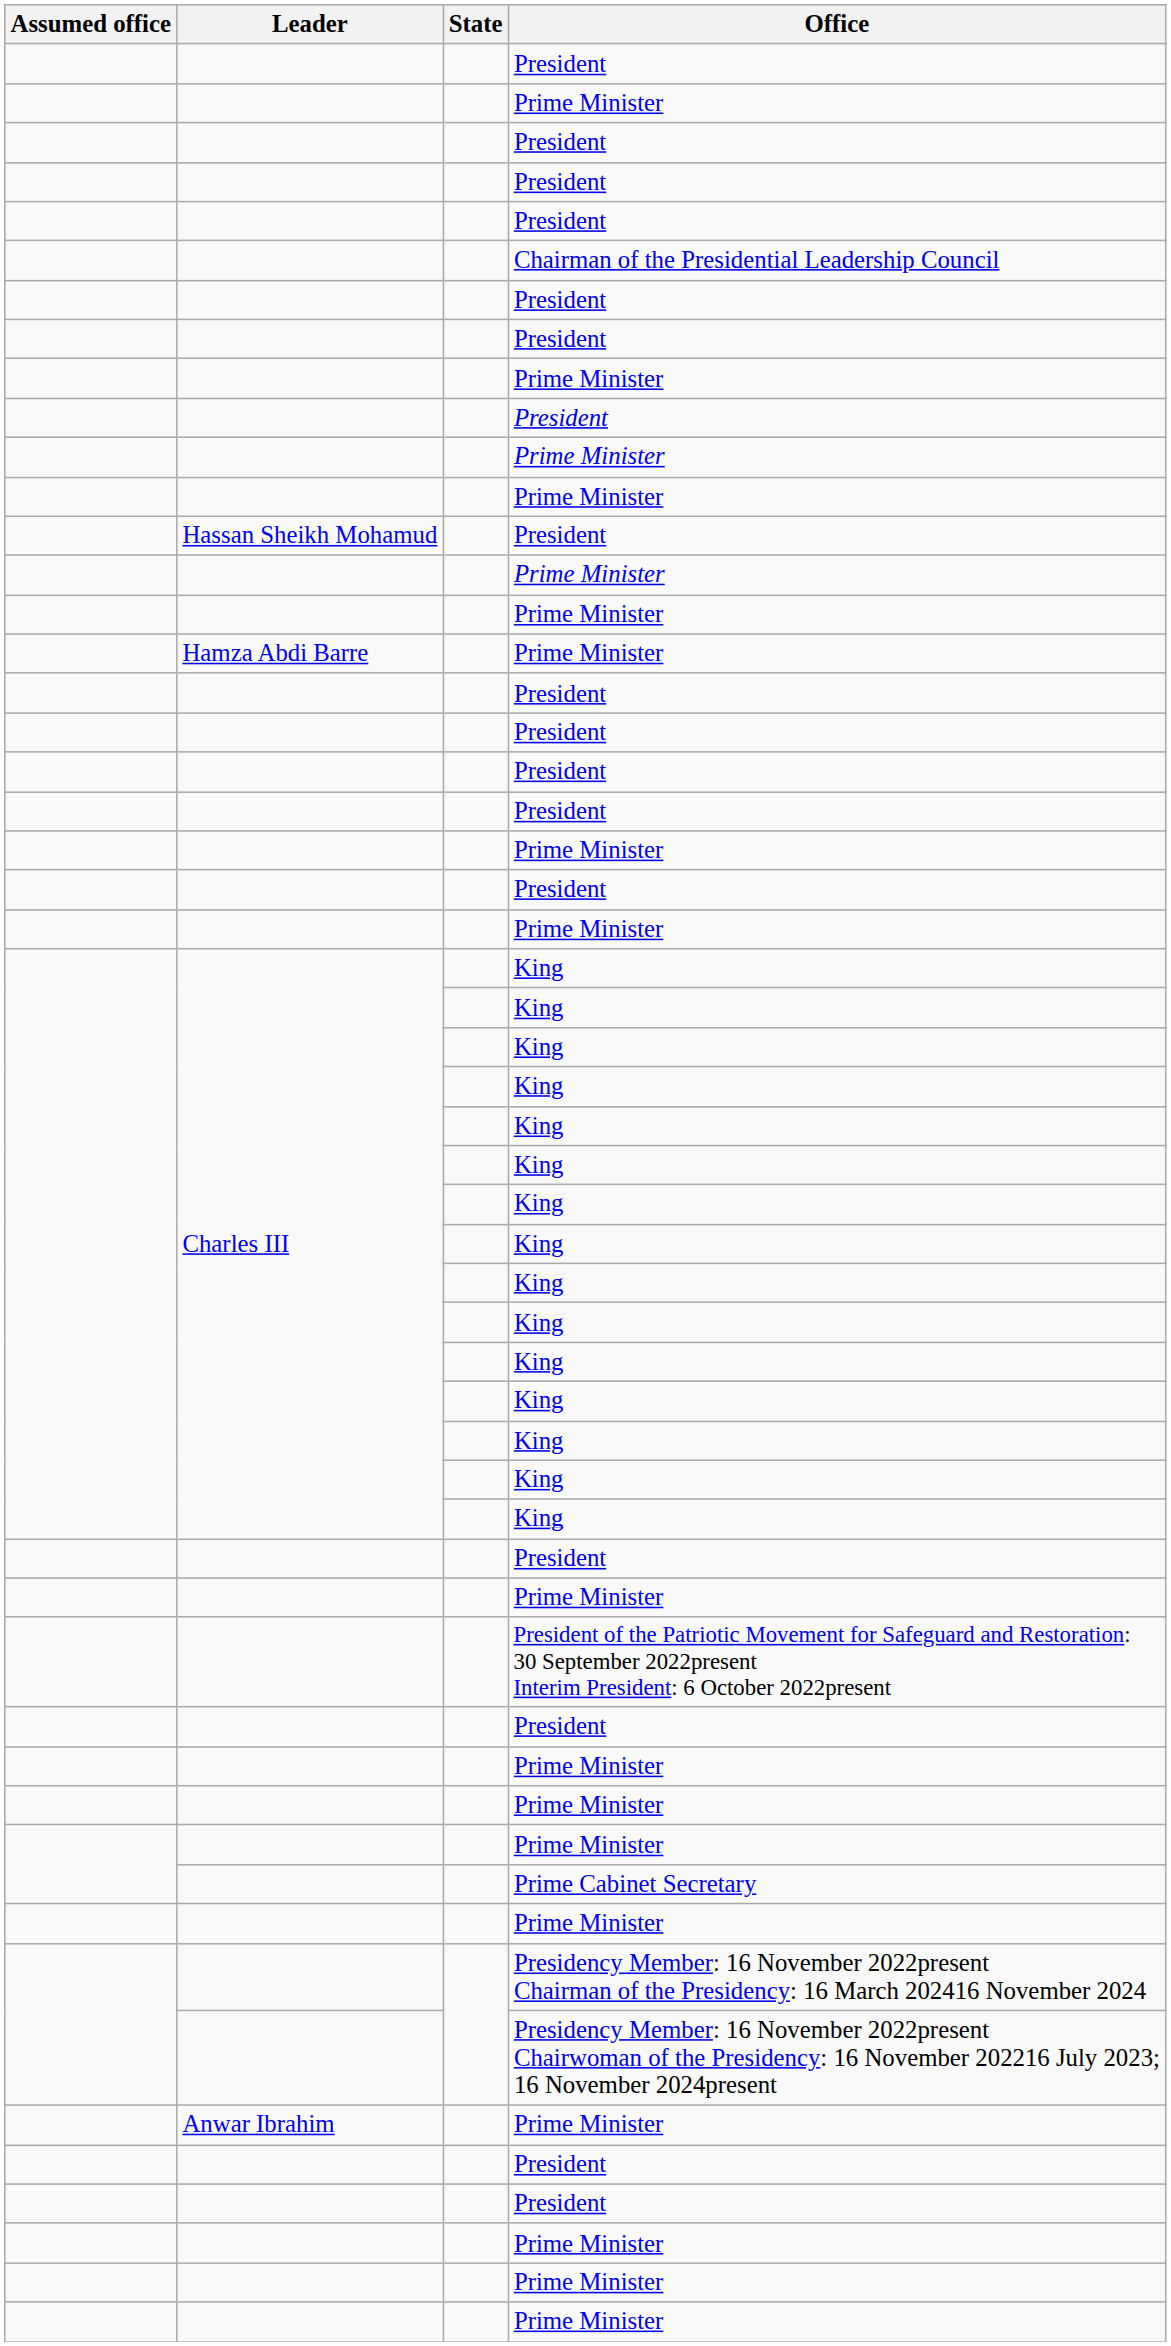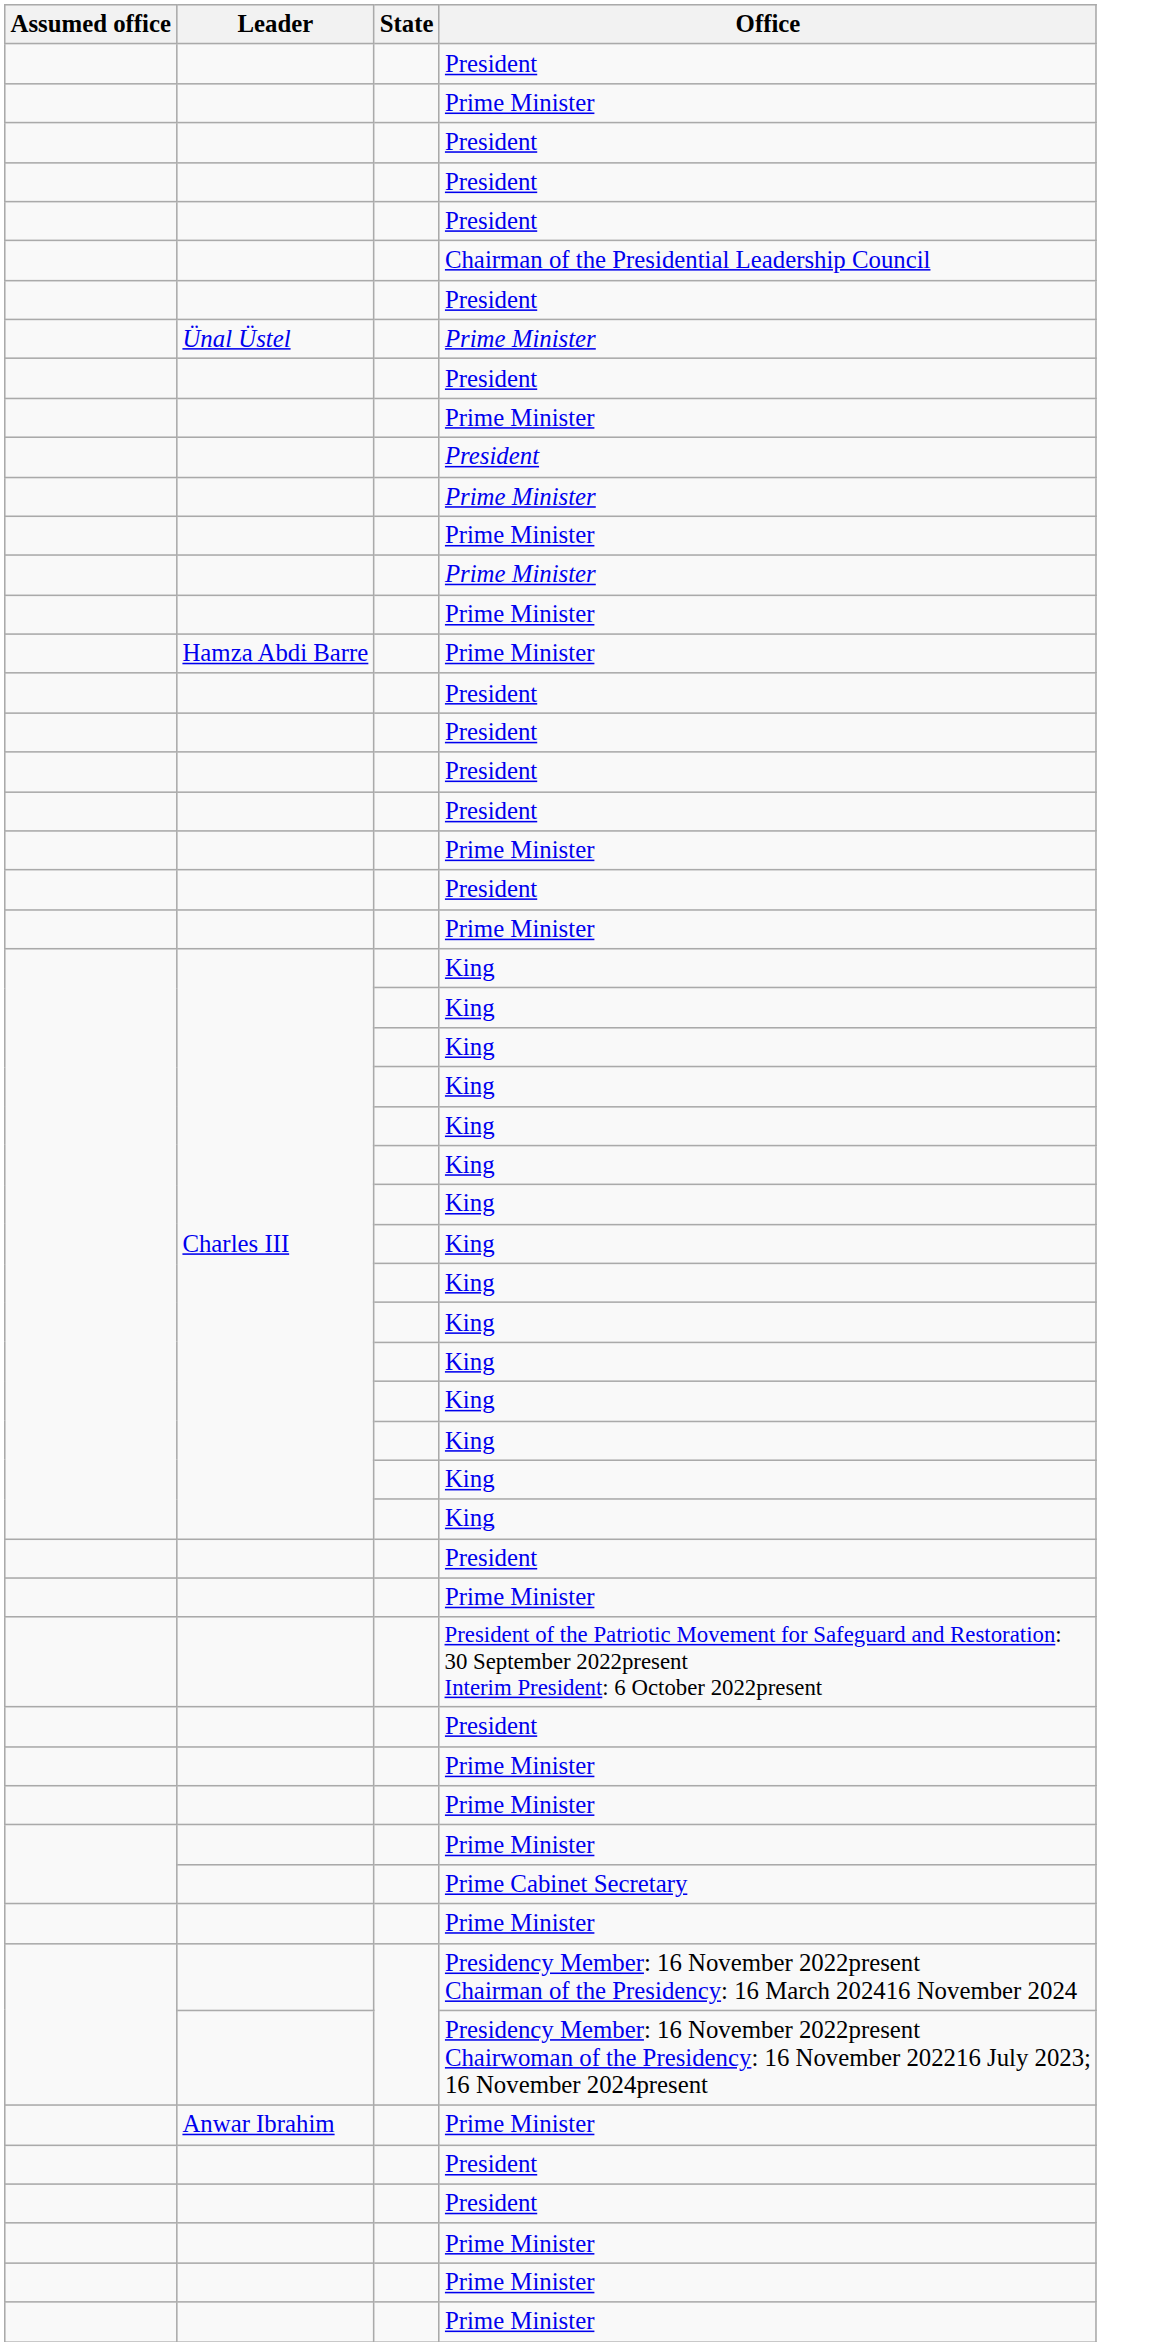+ row: (236, 338)
- row: (310, 535)
